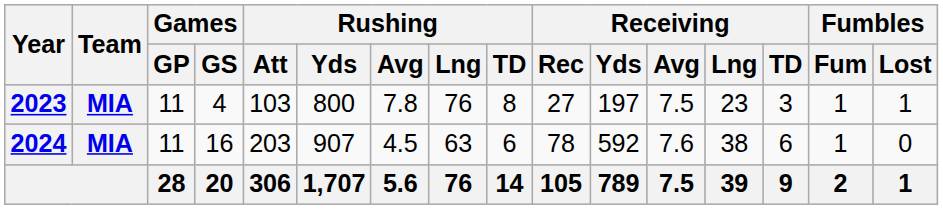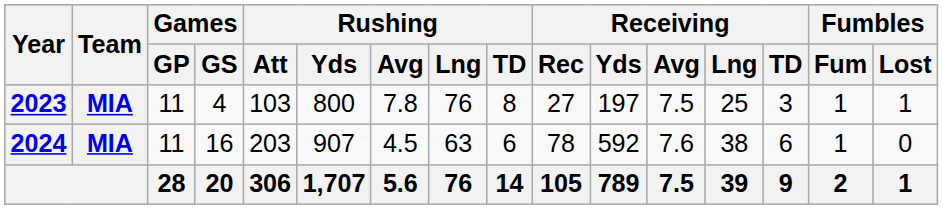(734, 104) 23 -> (734, 104) 25
